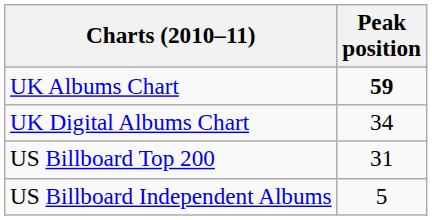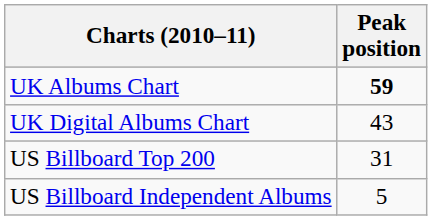(382, 122) 34 -> (382, 122) 43
